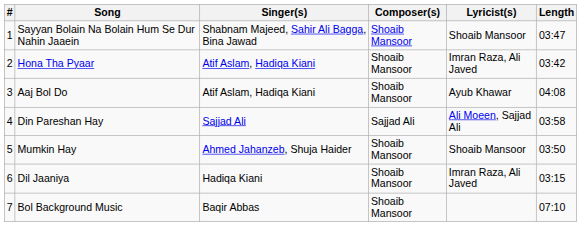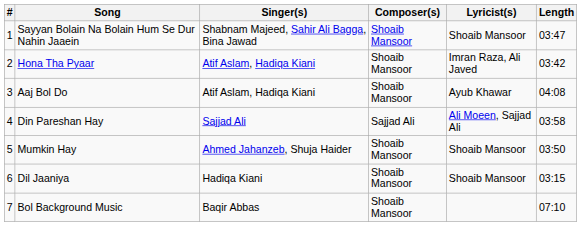(485, 178) Imran Raza, Ali Javed -> (487, 178) Shoaib Mansoor
